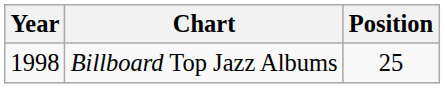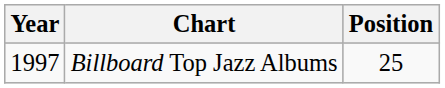(35, 62) 1998 -> (35, 62) 1997
